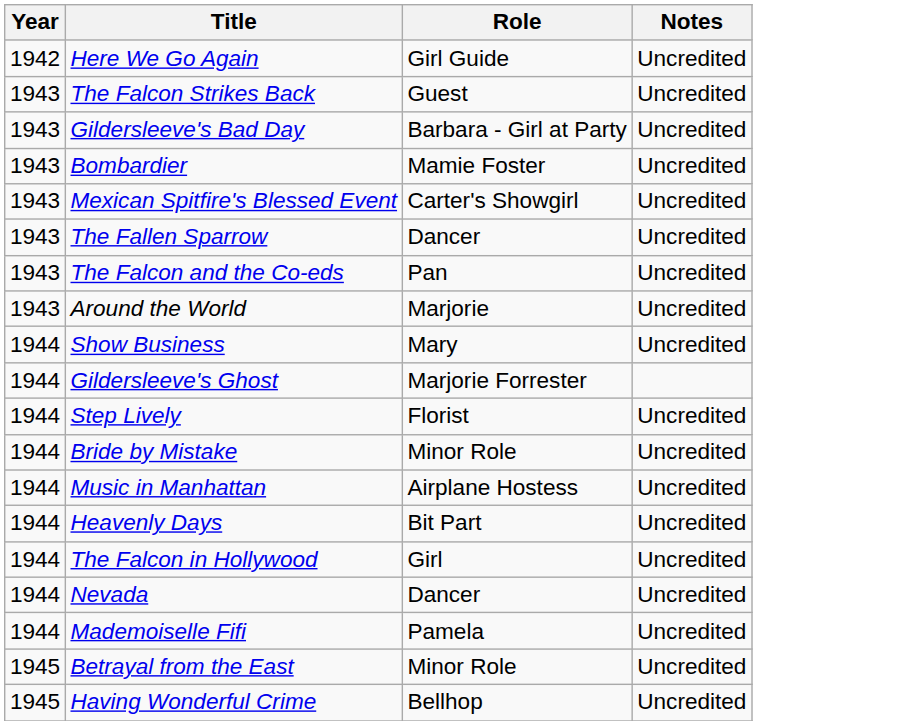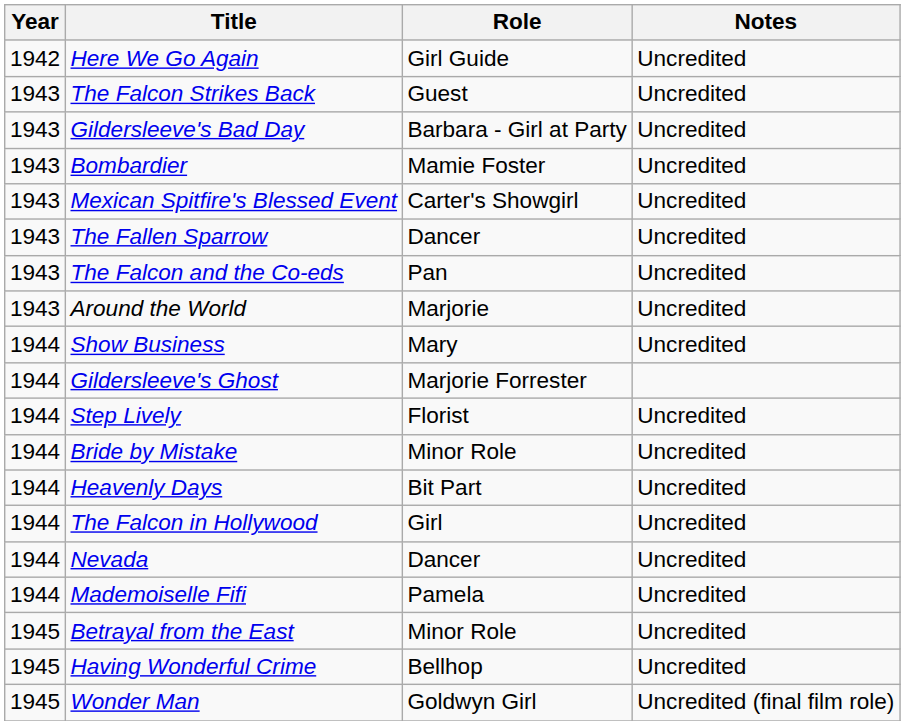- row: (168, 487)
+ row: (135, 702)
